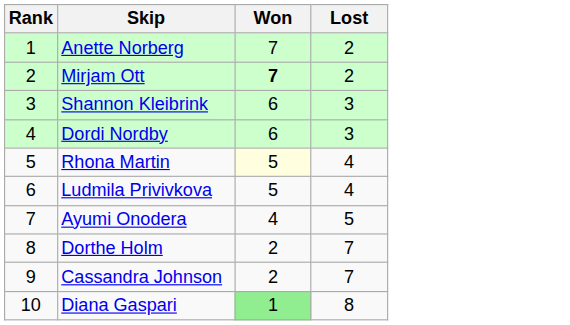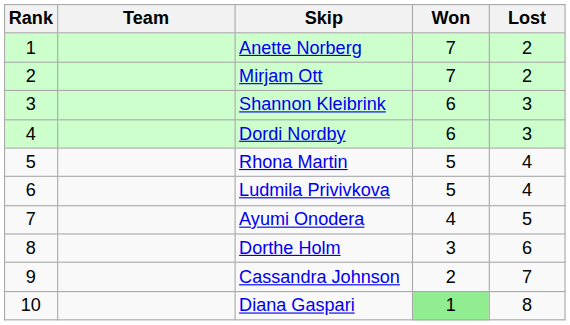+ column: (146, 18)
(273, 76) bold -> (451, 76) normal
(273, 162) lightyellow background -> (451, 162) no background
(273, 248) 2 -> (451, 248) 3
(349, 248) 7 -> (527, 248) 6
